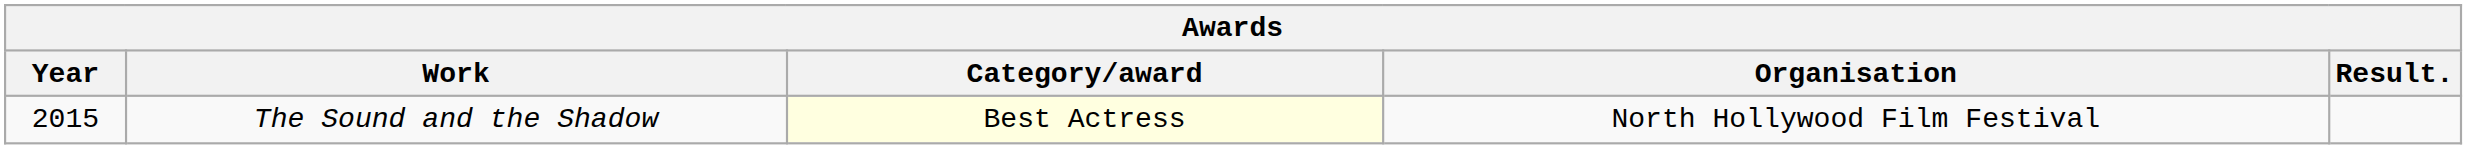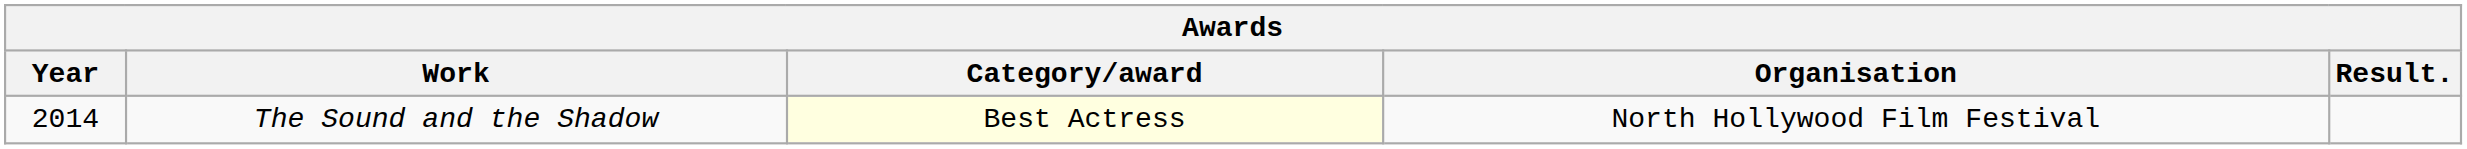(65, 119) 2015 -> (65, 119) 2014
